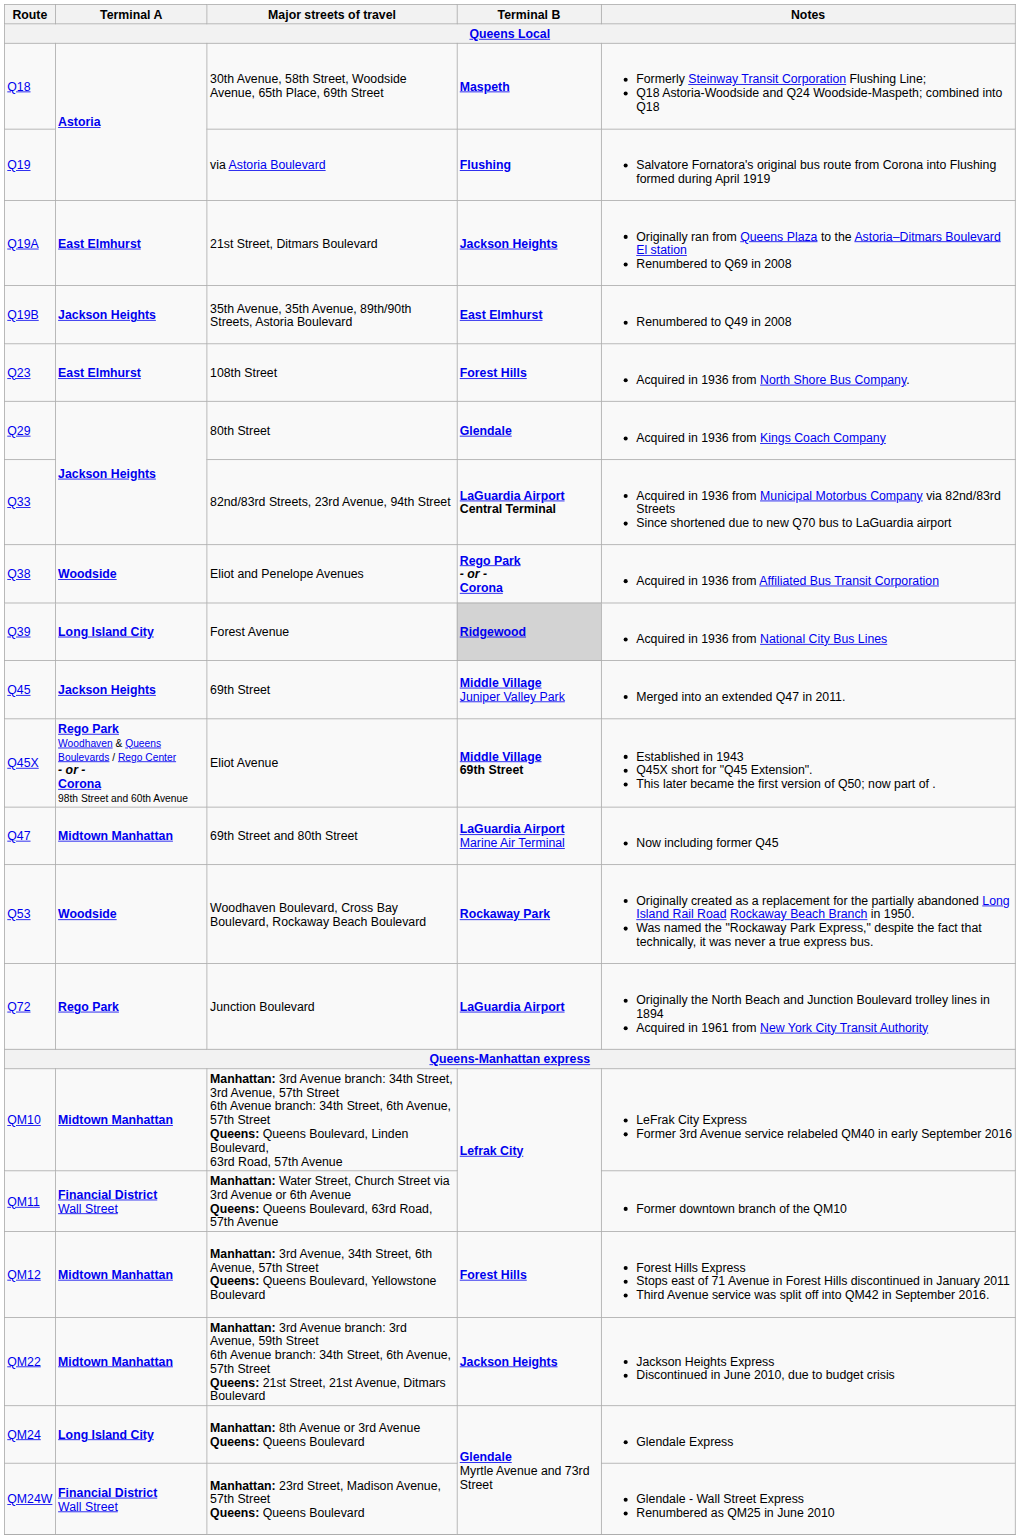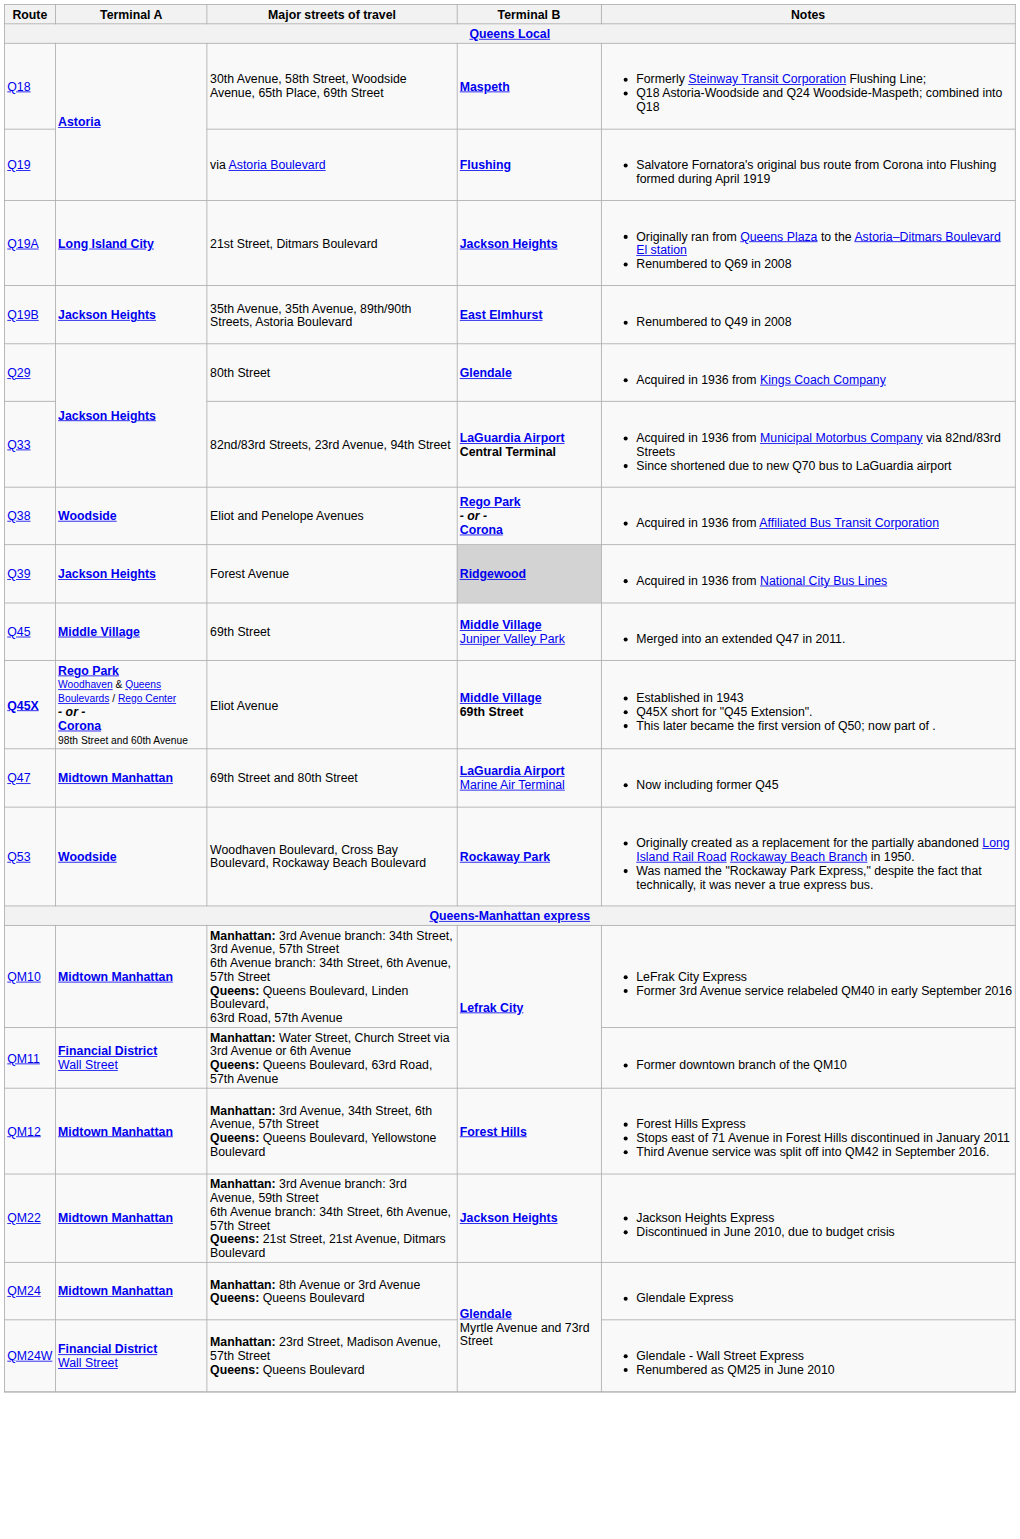(99, 243) East Elmhurst -> (106, 243) Long Island City
- row: (244, 373)
(106, 632) Long Island City -> (107, 574) Jackson Heights
(107, 690) Jackson Heights -> (99, 632) Middle Village
(23, 763) normal -> (23, 705) bold
- row: (262, 1007)
(106, 1434) Long Island City -> (116, 1291) Midtown Manhattan
